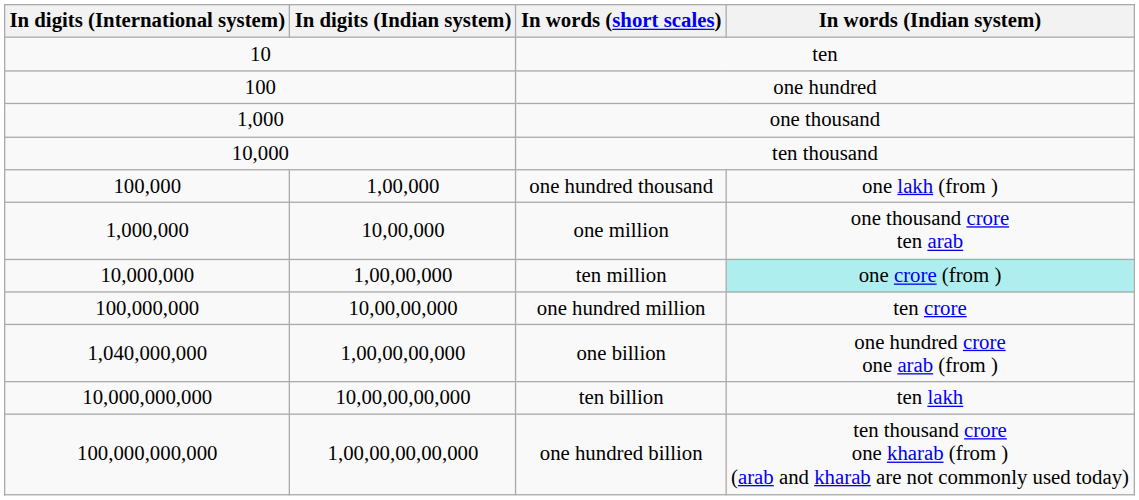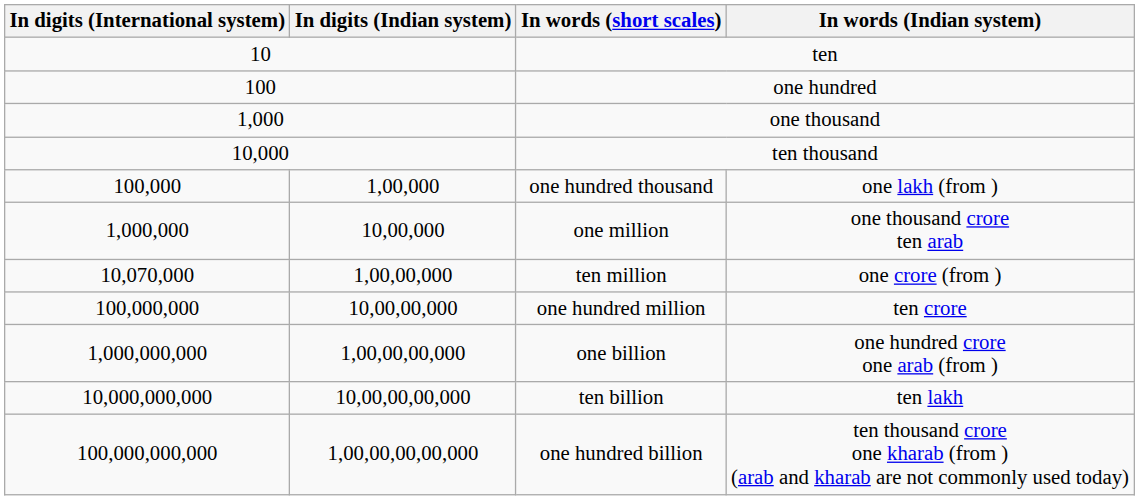(147, 275) 10,000,000 -> (147, 275) 10,070,000
(930, 275) paleturquoise background -> (930, 275) no background
(147, 352) 1,040,000,000 -> (147, 352) 1,000,000,000
